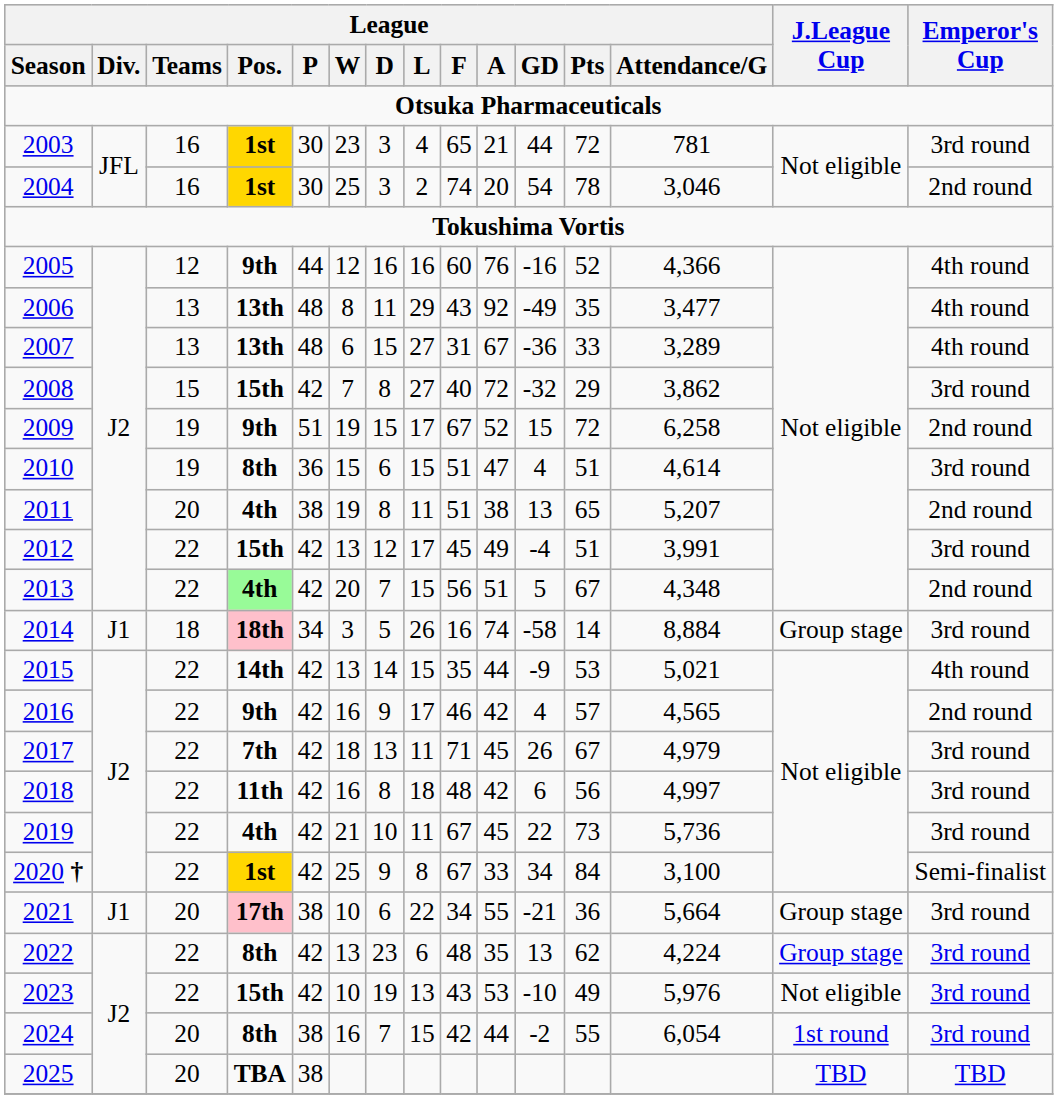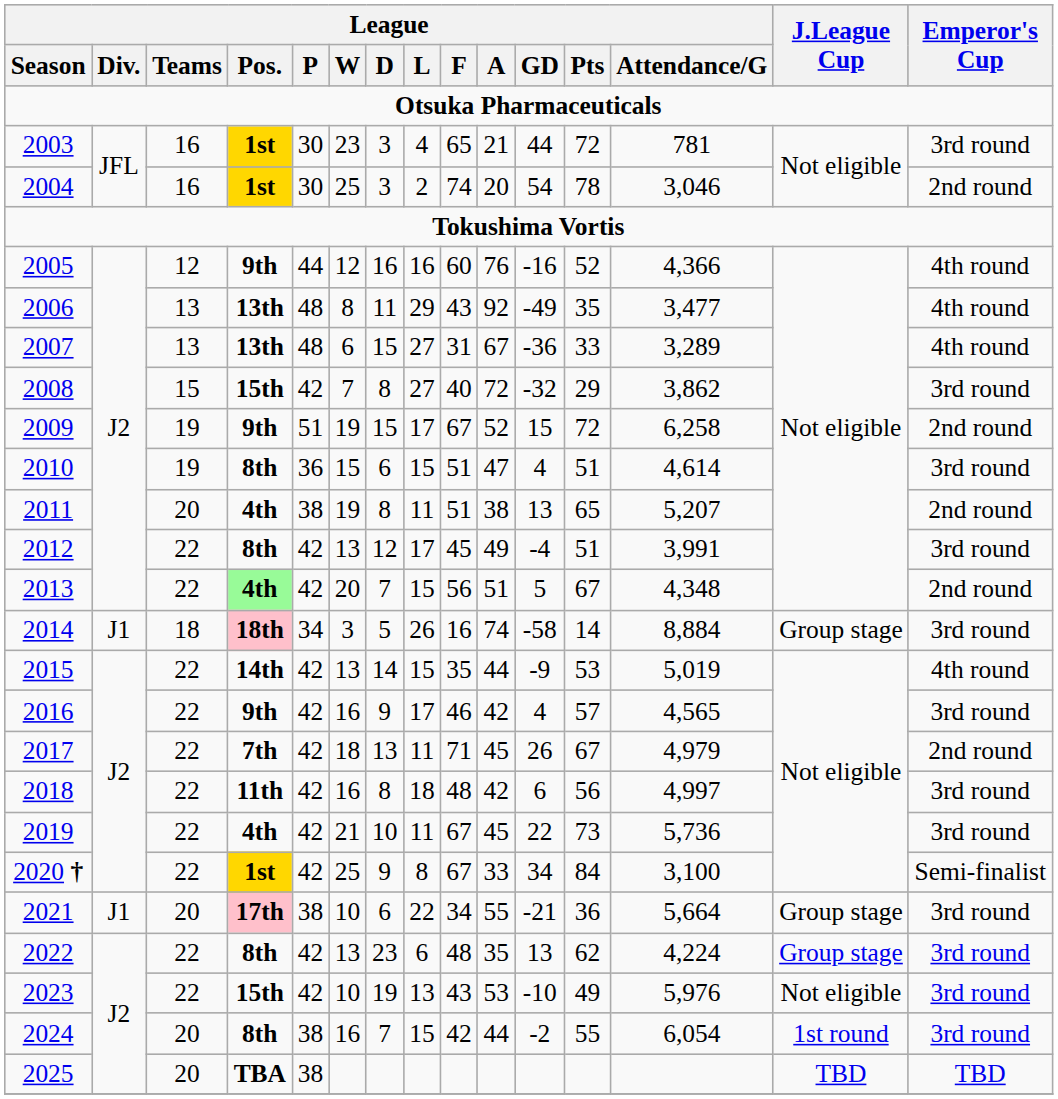(260, 549) 15th -> (260, 549) 8th
(692, 670) 5,021 -> (692, 670) 5,019
(980, 710) 2nd round -> (980, 710) 3rd round
(980, 750) 3rd round -> (980, 750) 2nd round
